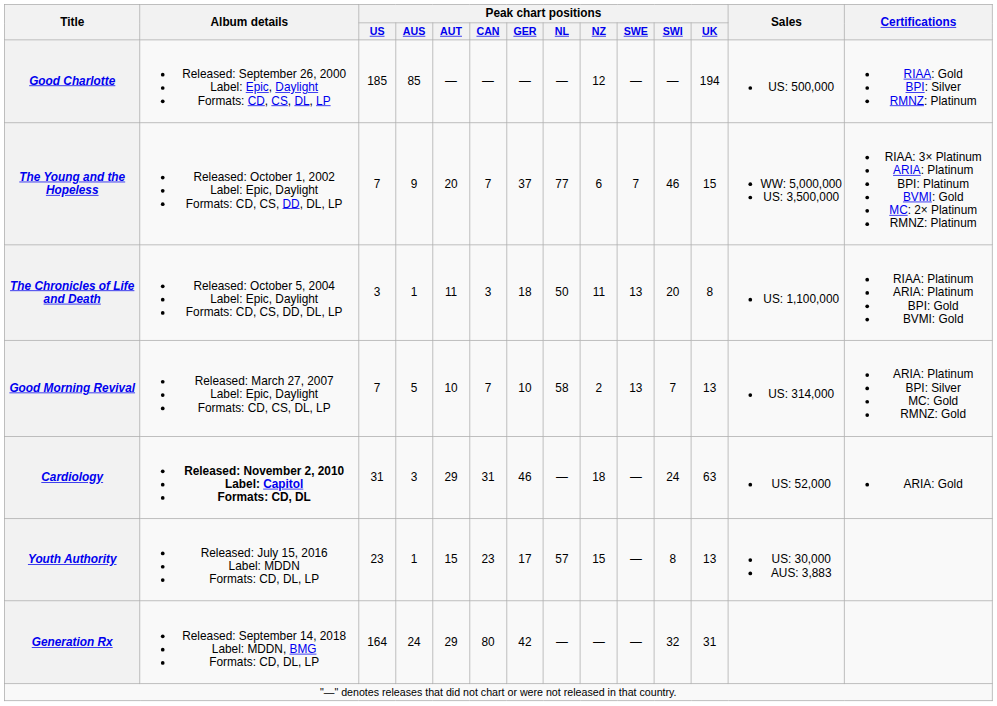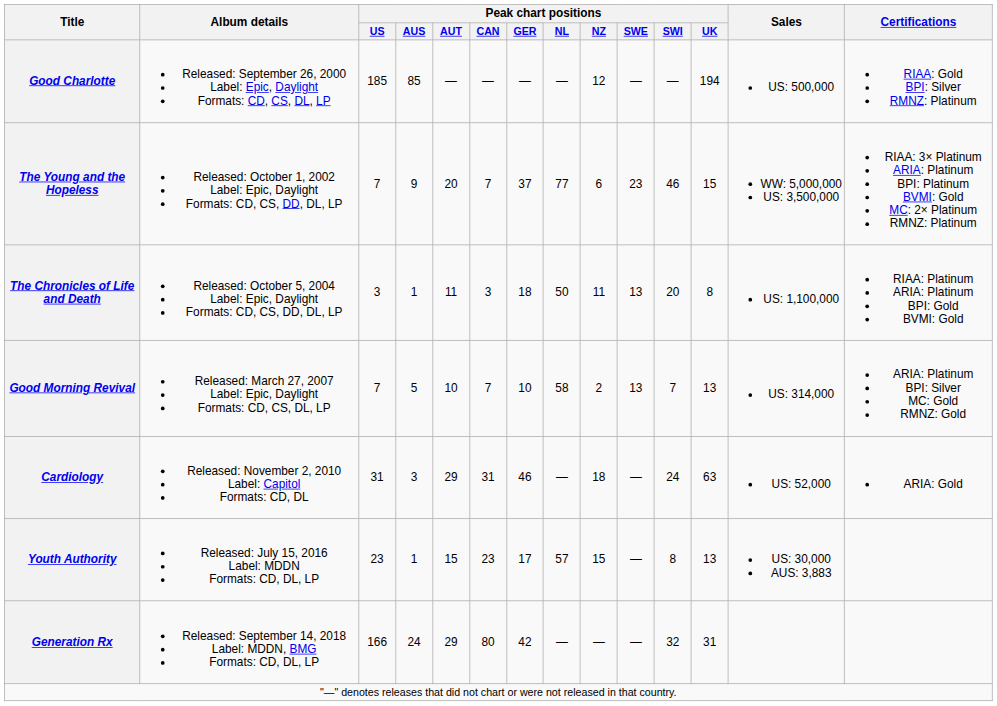(636, 183) 7 -> (636, 183) 23
(249, 484) bold -> (249, 484) normal
(377, 642) 164 -> (377, 642) 166
